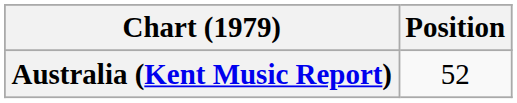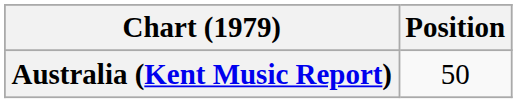(455, 73) 52 -> (455, 73) 50
